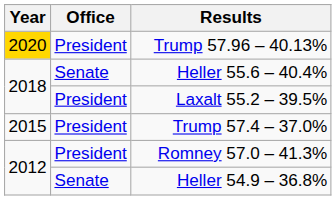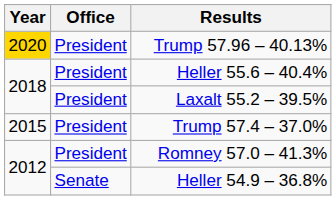(82, 72) Senate -> (91, 72) President
